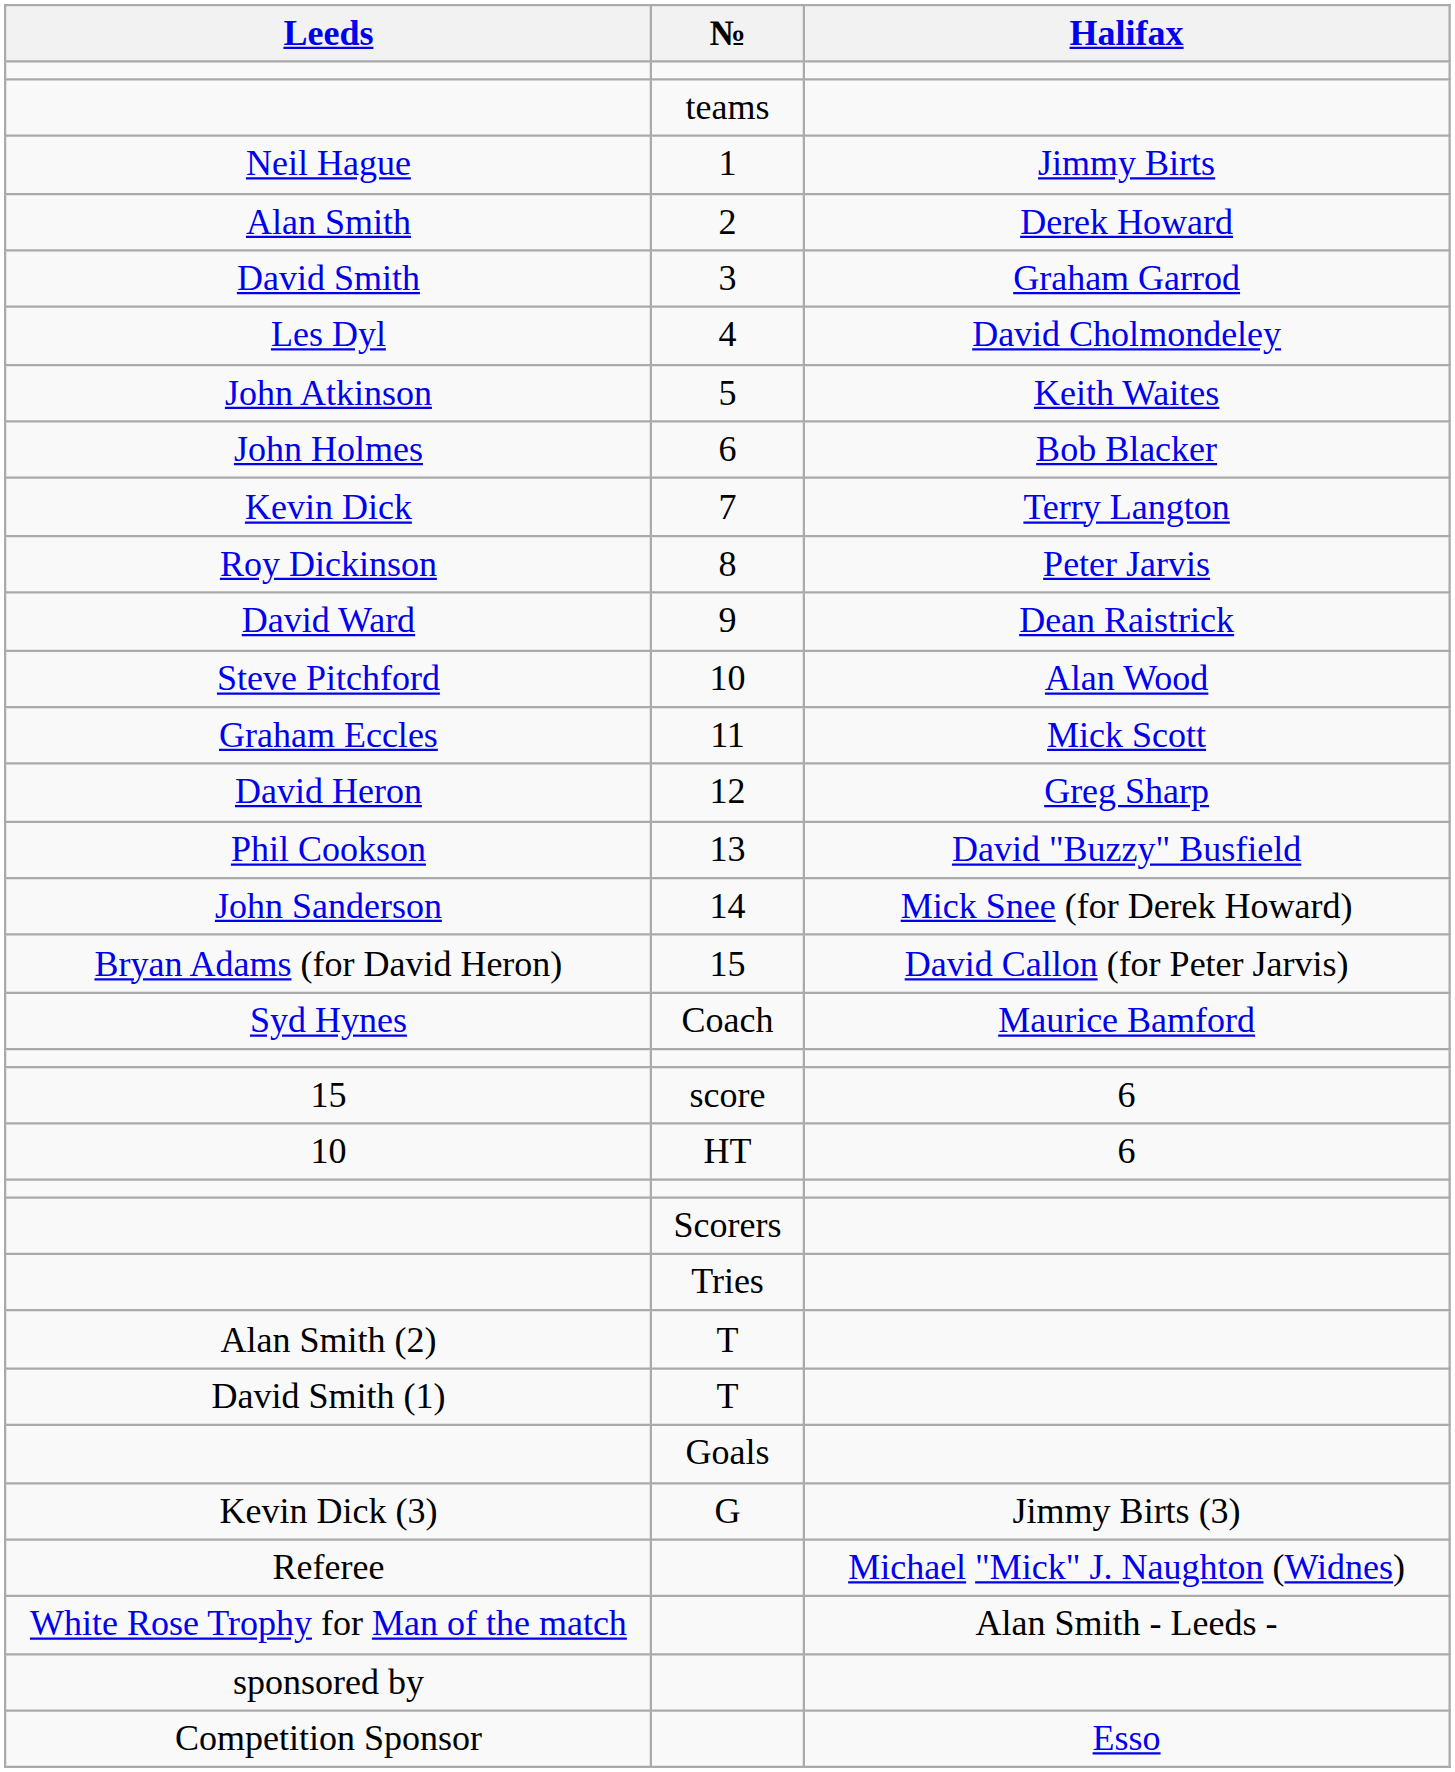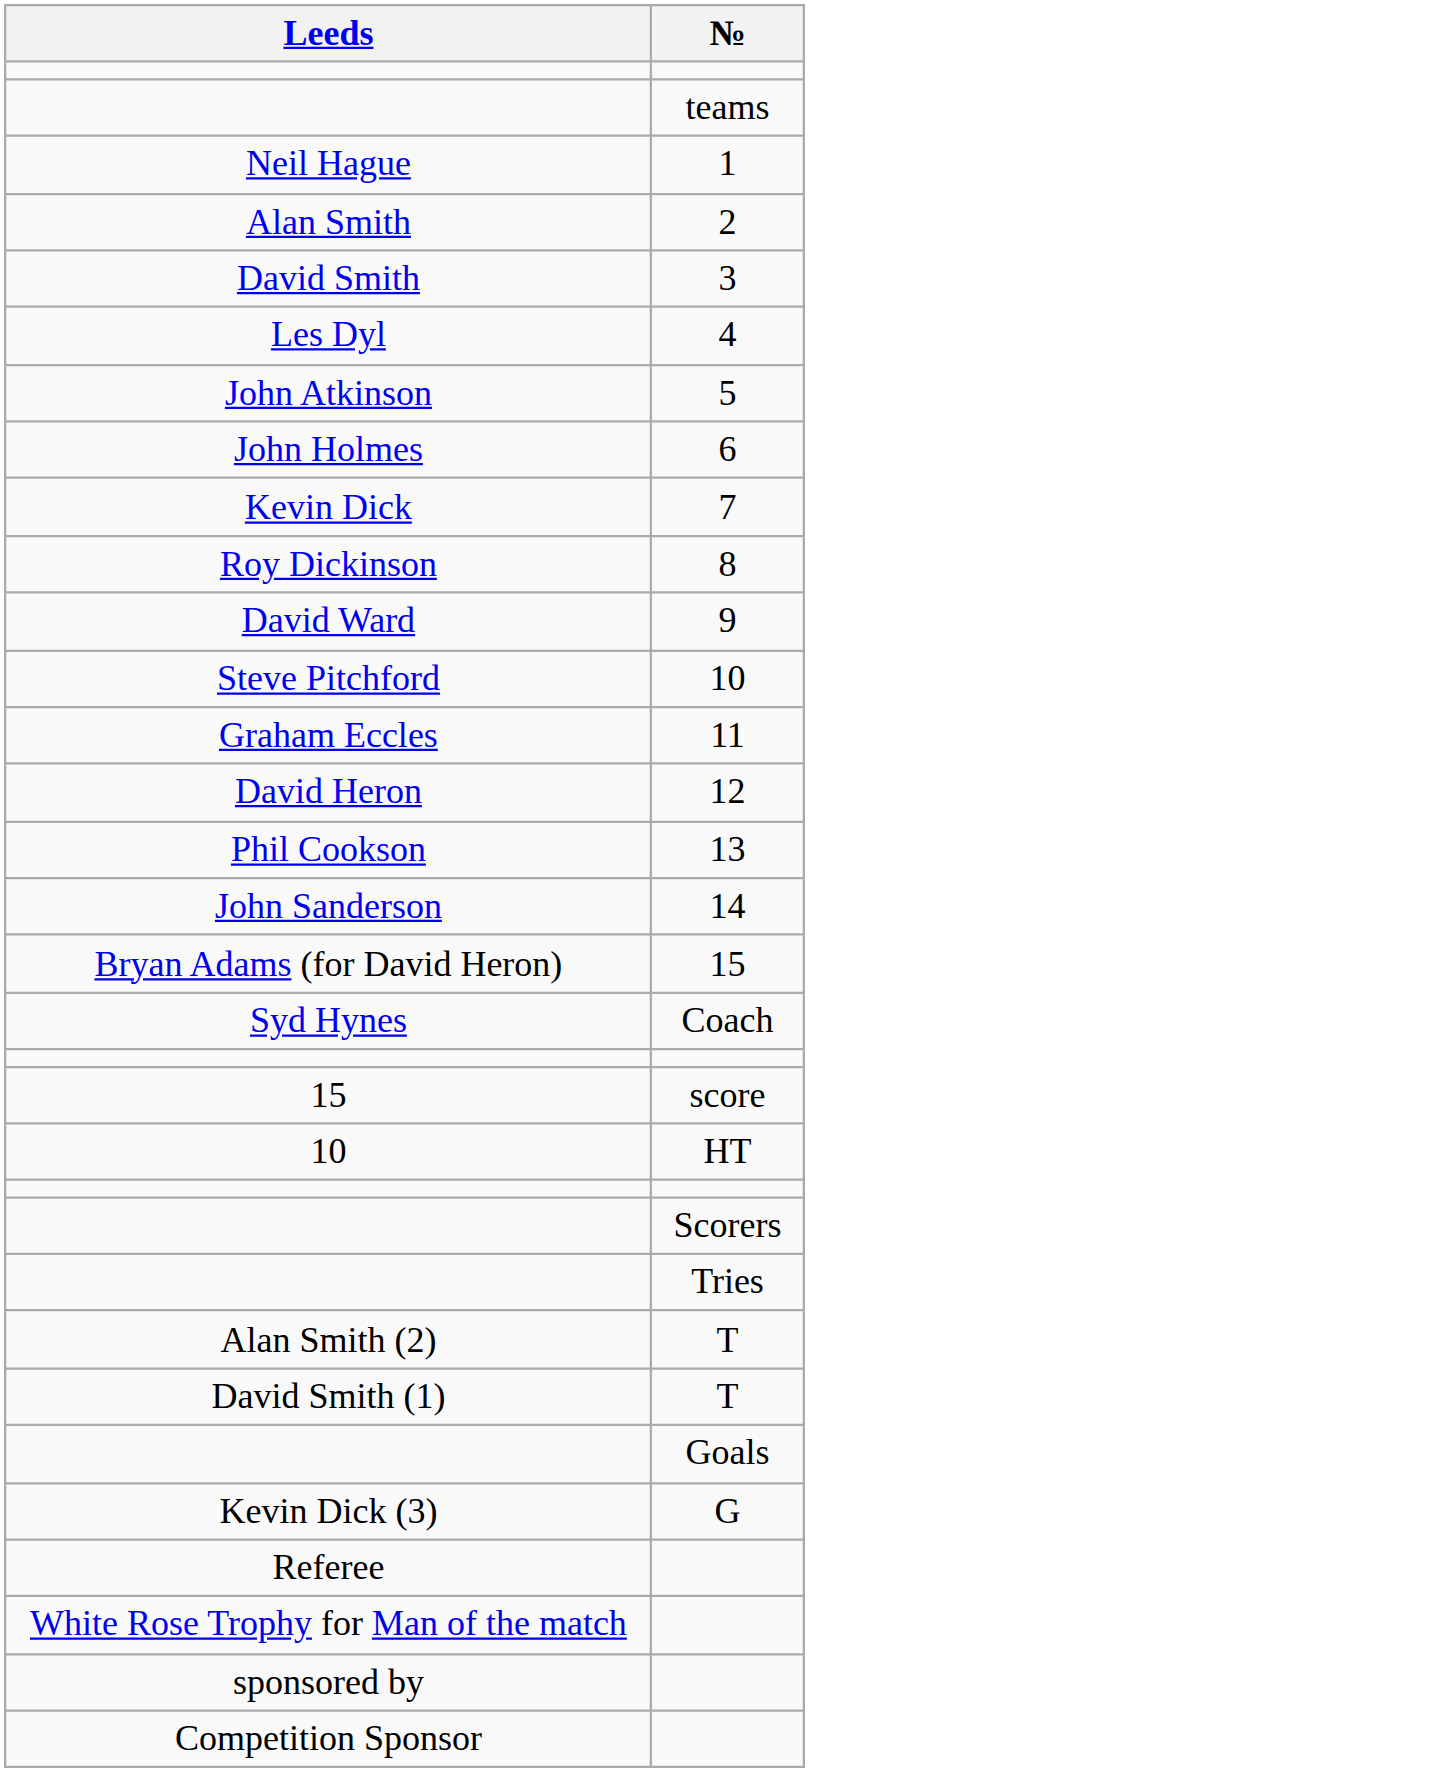- column: (1127, 33)
